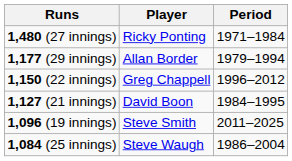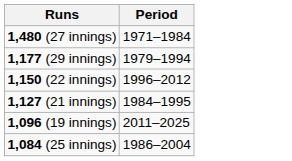- column: (167, 15)
